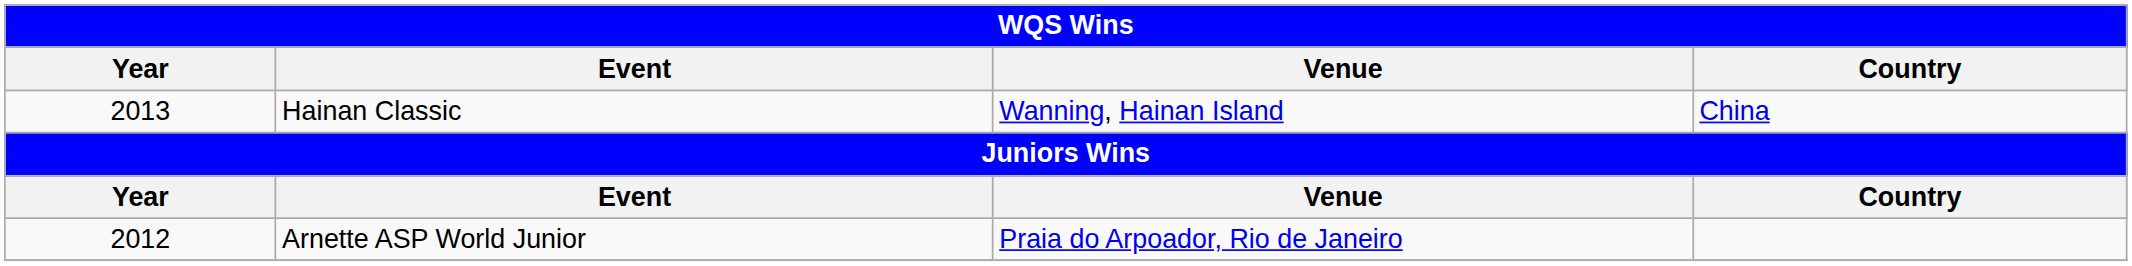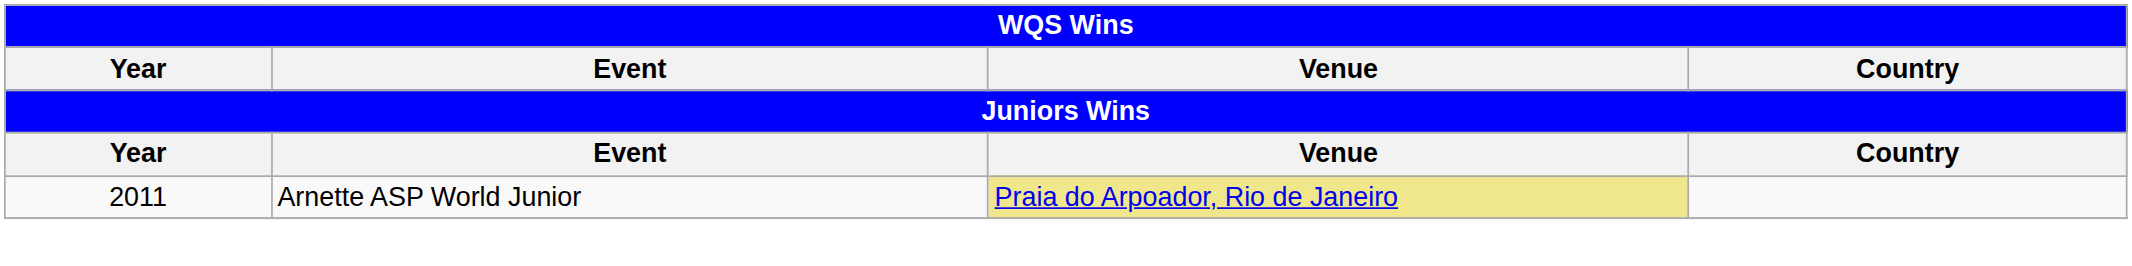- row: (372, 111)
(140, 238) 2012 -> (138, 196) 2011
(1201, 238) no background -> (1196, 196) khaki background
